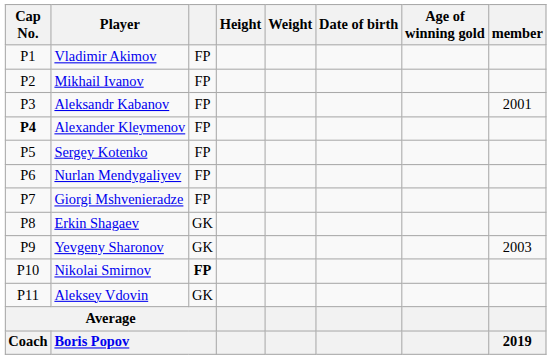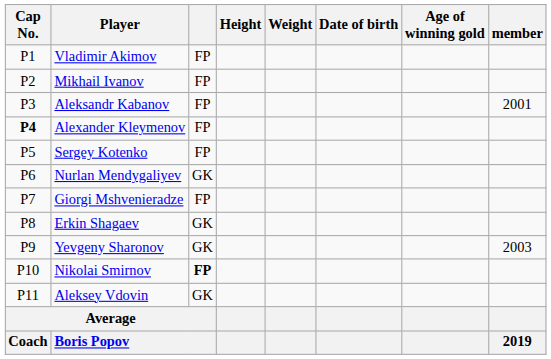(202, 175) FP -> (202, 175) GK
